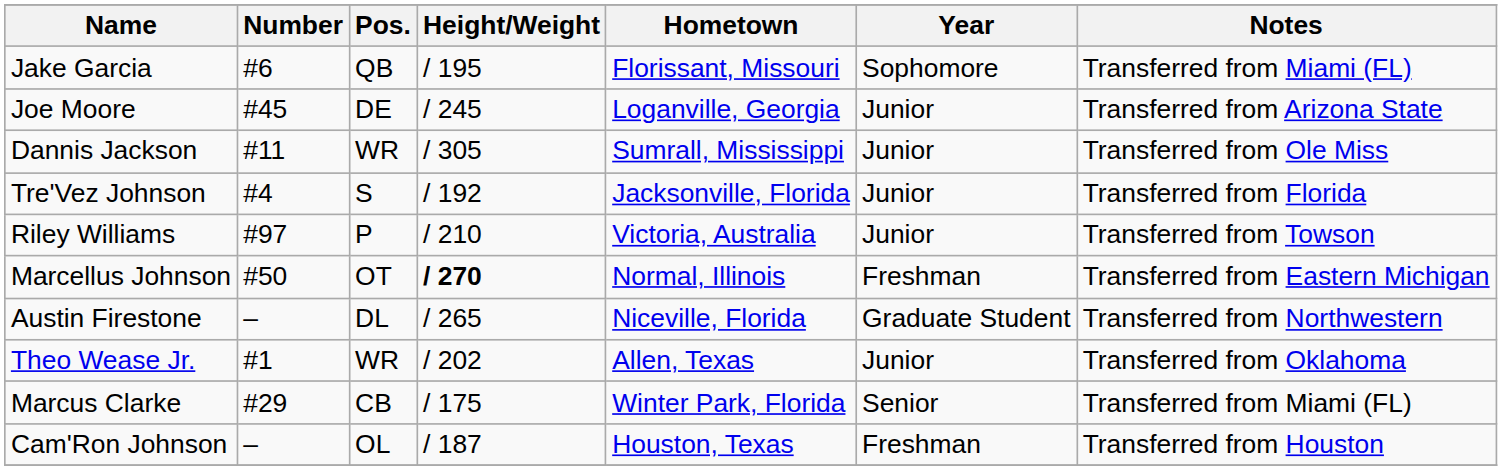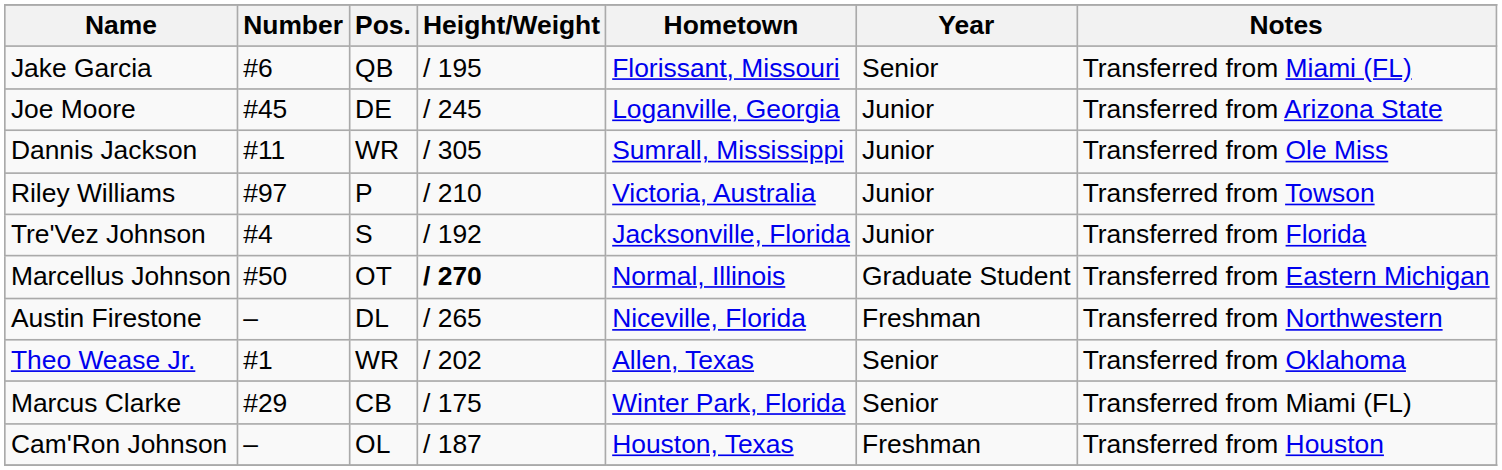(930, 67) Sophomore -> (900, 67) Senior
rows swapped: (93, 234) <-> (108, 192)
(921, 276) Freshman -> (966, 276) Graduate Student
(966, 318) Graduate Student -> (921, 318) Freshman
(898, 360) Junior -> (900, 360) Senior
